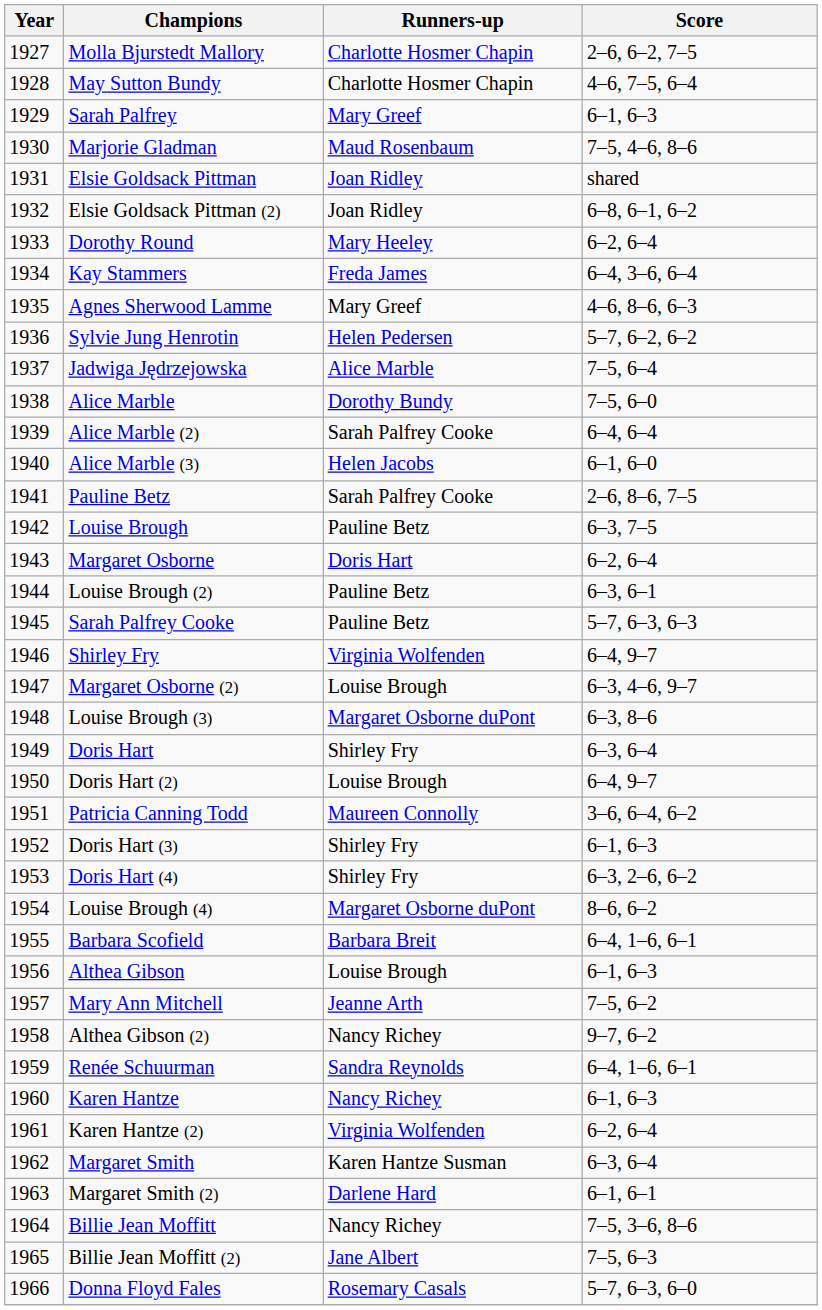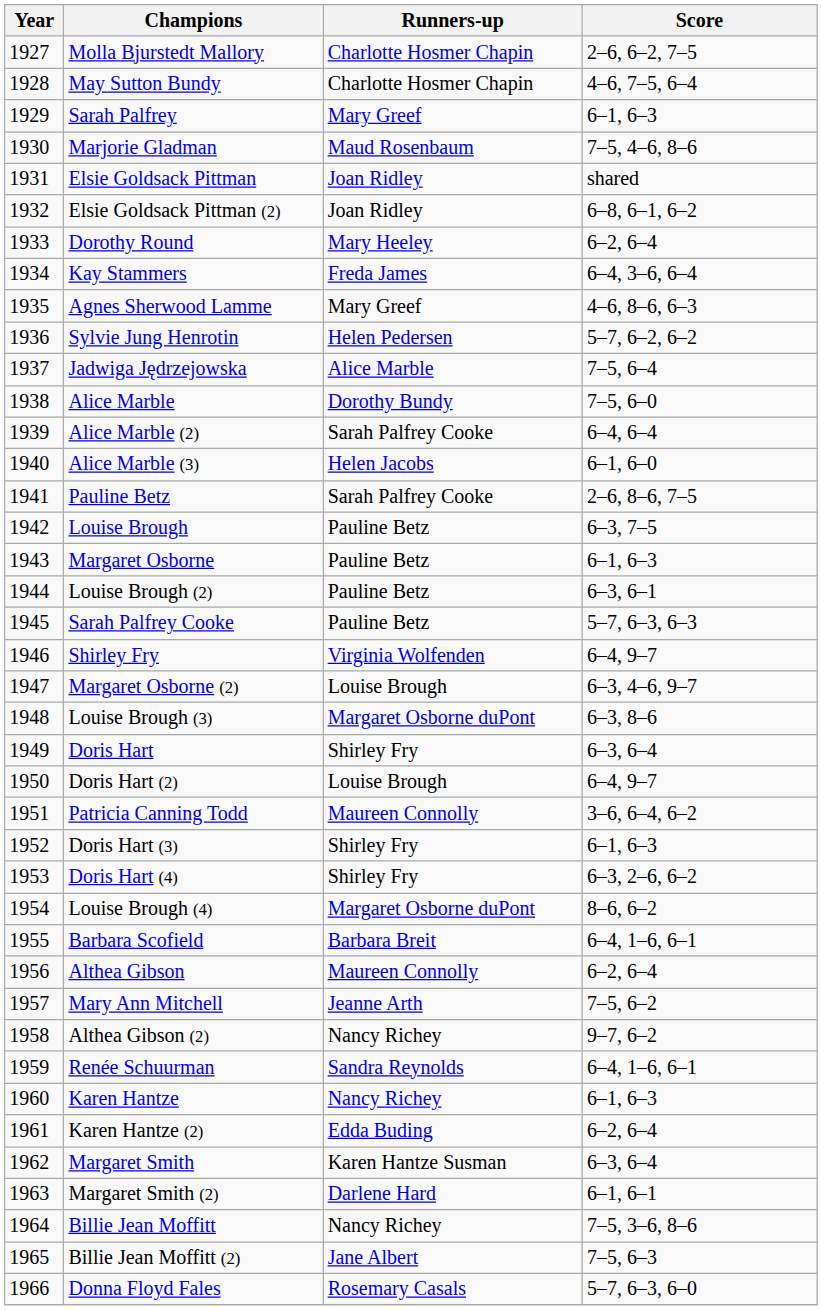(370, 559) Doris Hart -> (378, 559) Pauline Betz
(622, 559) 6–2, 6–4 -> (622, 559) 6–1, 6–3
(387, 971) Louise Brough -> (403, 971) Maureen Connolly
(622, 971) 6–1, 6–3 -> (622, 971) 6–2, 6–4
(406, 1130) Virginia Wolfenden -> (380, 1130) Edda Buding
